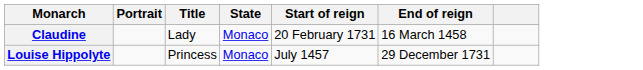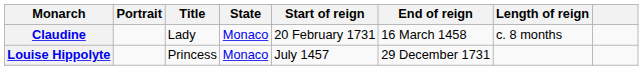+ column: (543, 14)
